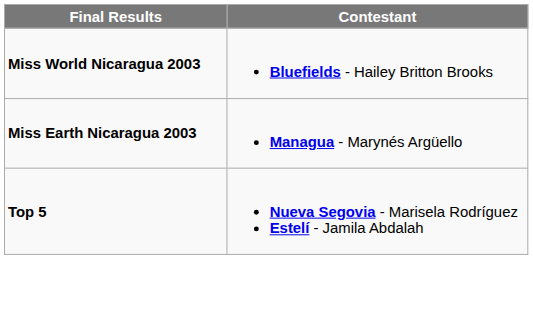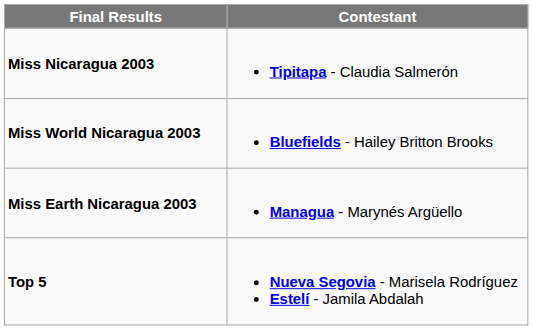+ row: (81, 63)
